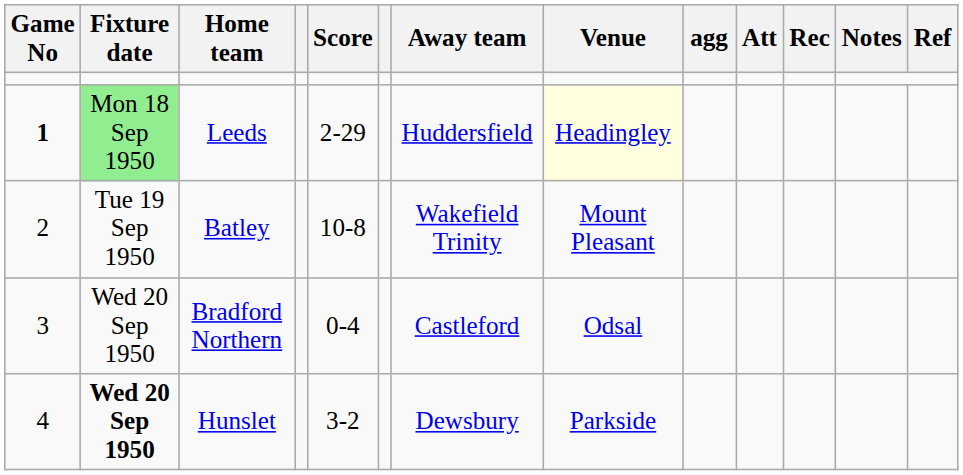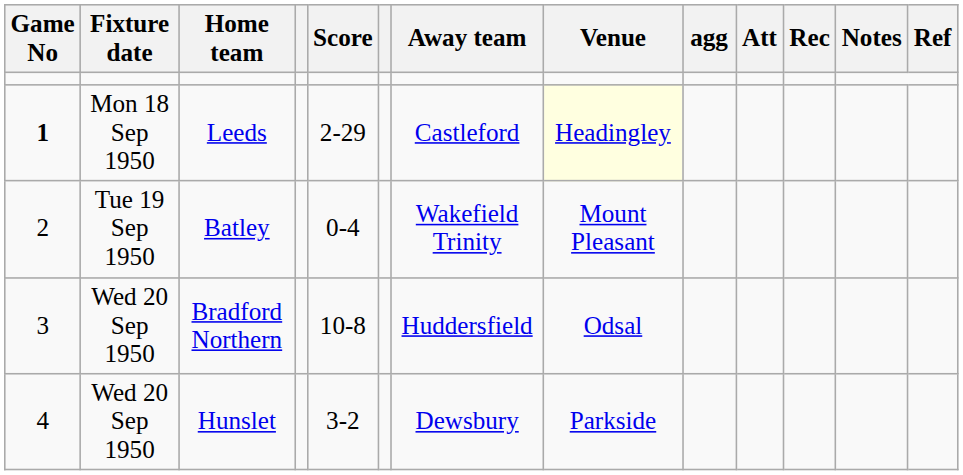(130, 132) lightgreen background -> (130, 132) no background
(467, 132) Huddersfield -> (467, 132) Castleford
(343, 228) 10-8 -> (343, 228) 0-4
(343, 325) 0-4 -> (343, 325) 10-8
(467, 325) Castleford -> (467, 325) Huddersfield
(130, 421) bold -> (130, 421) normal
